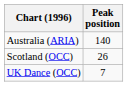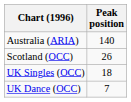+ row: (46, 72)
